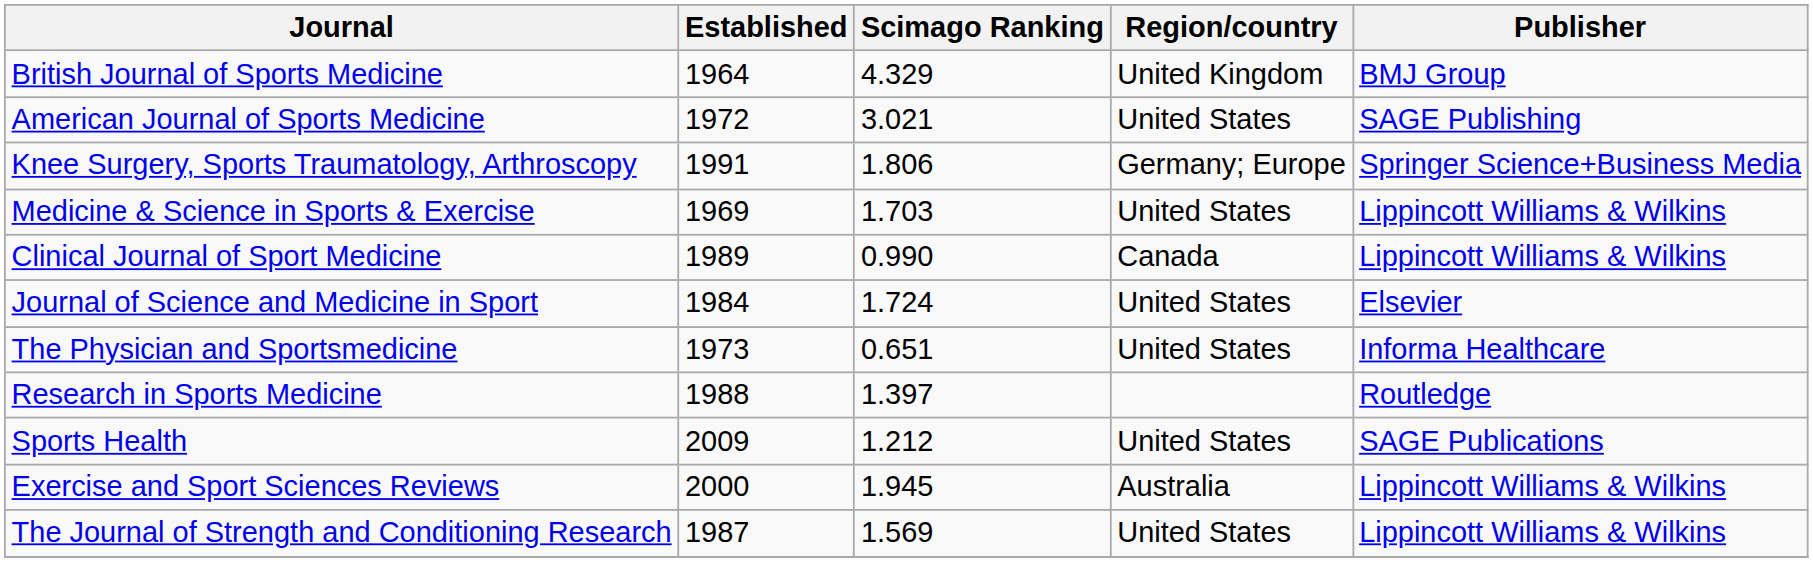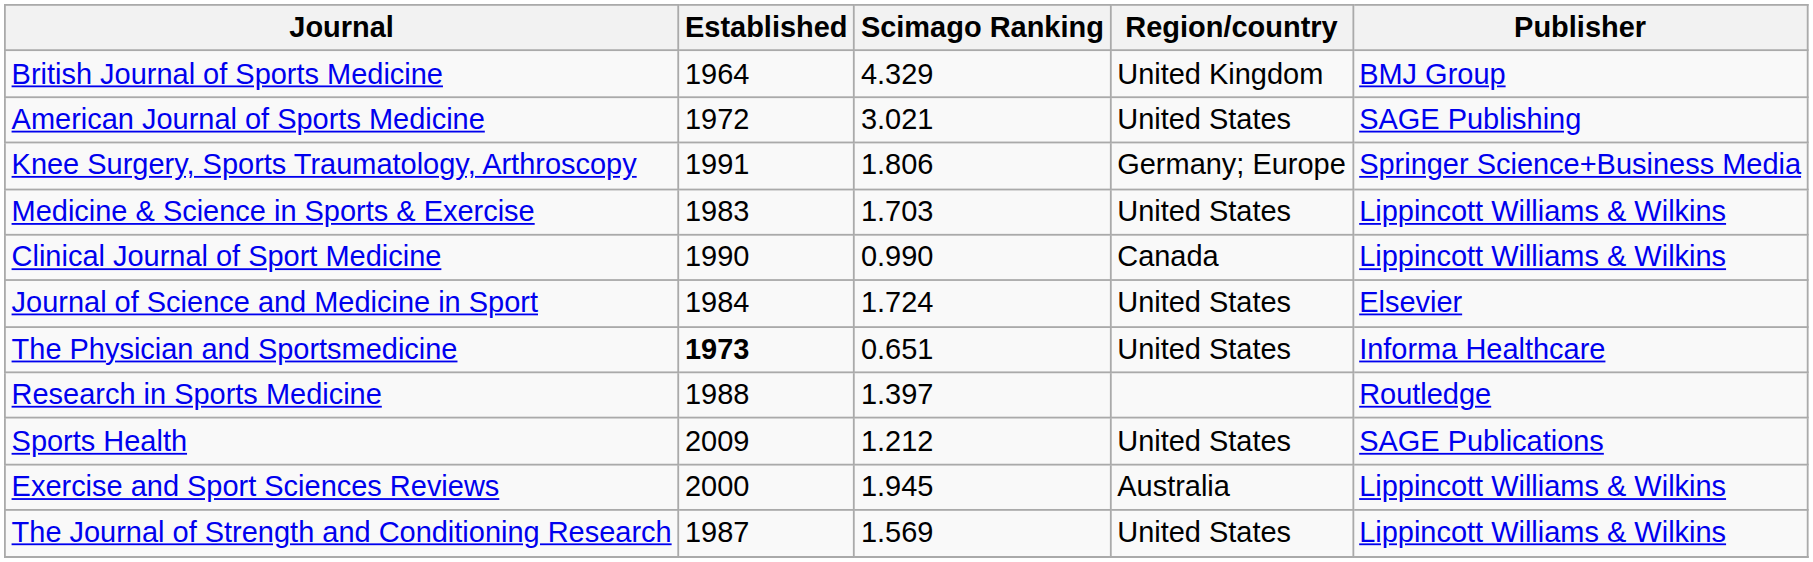(717, 211) 1969 -> (717, 211) 1983
(717, 257) 1989 -> (717, 257) 1990
(717, 348) normal -> (717, 348) bold
